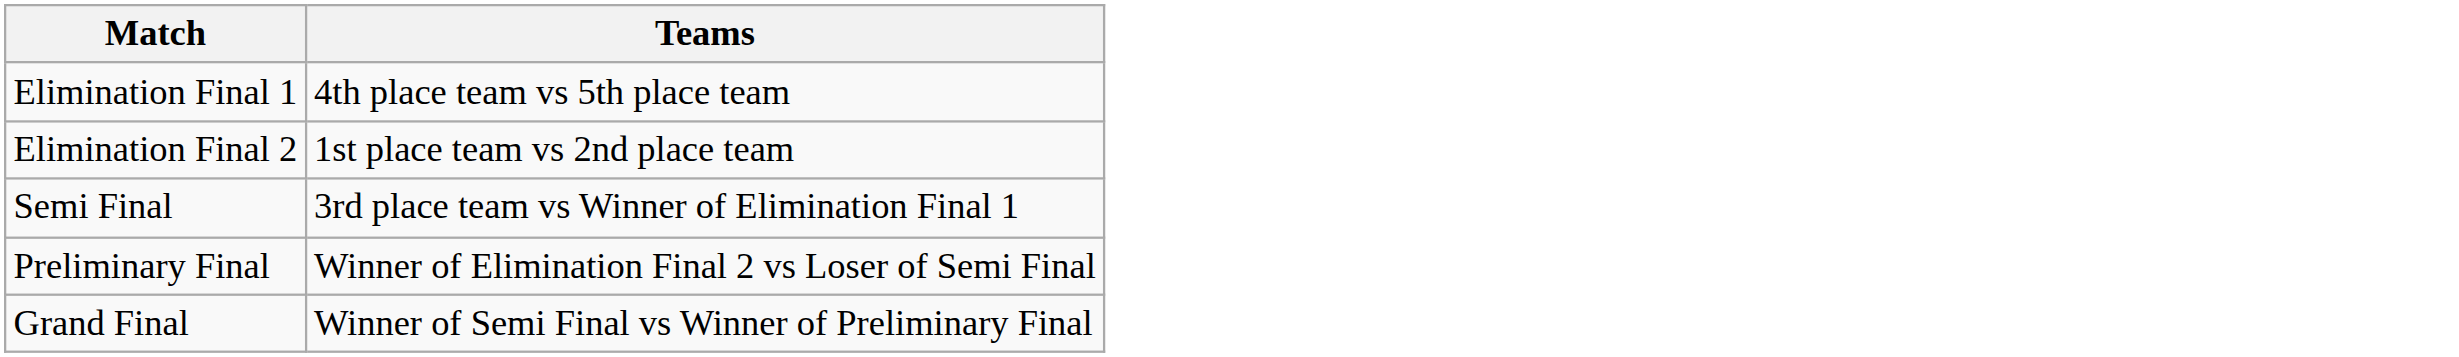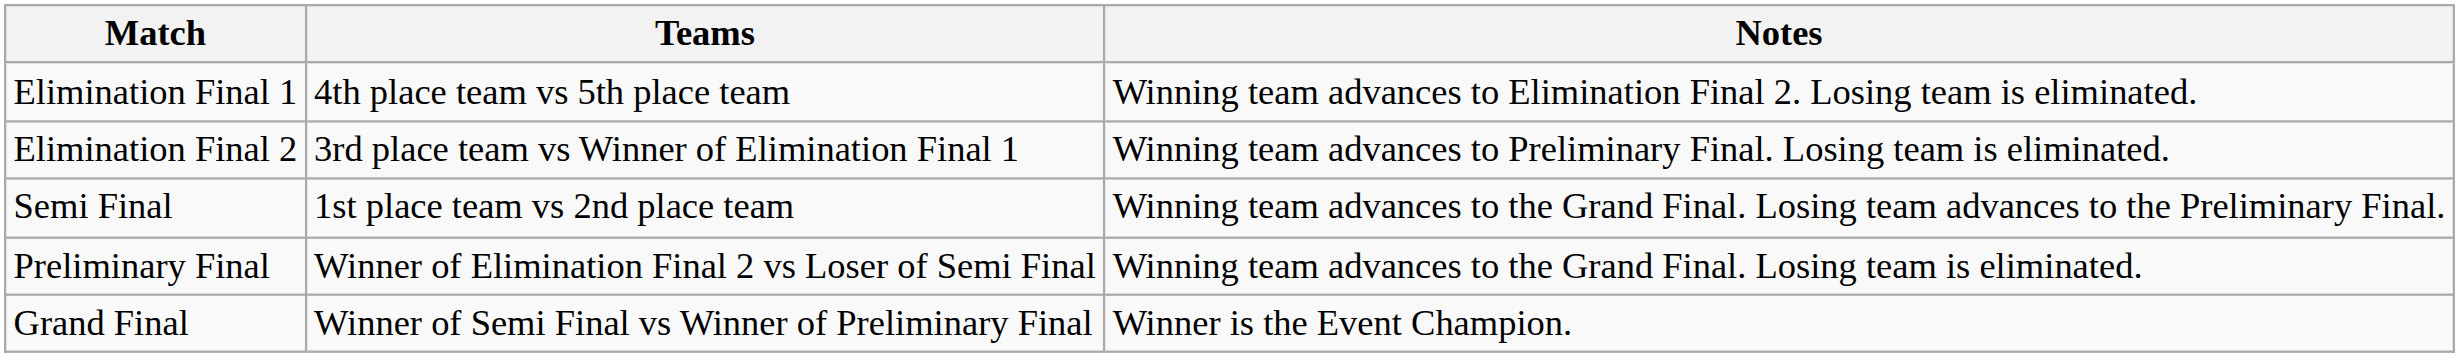+ column: (1779, 33)
(554, 149) 1st place team vs 2nd place team -> (667, 149) 3rd place team vs Winner of Elimination Final 1
(667, 206) 3rd place team vs Winner of Elimination Final 1 -> (554, 206) 1st place team vs 2nd place team
